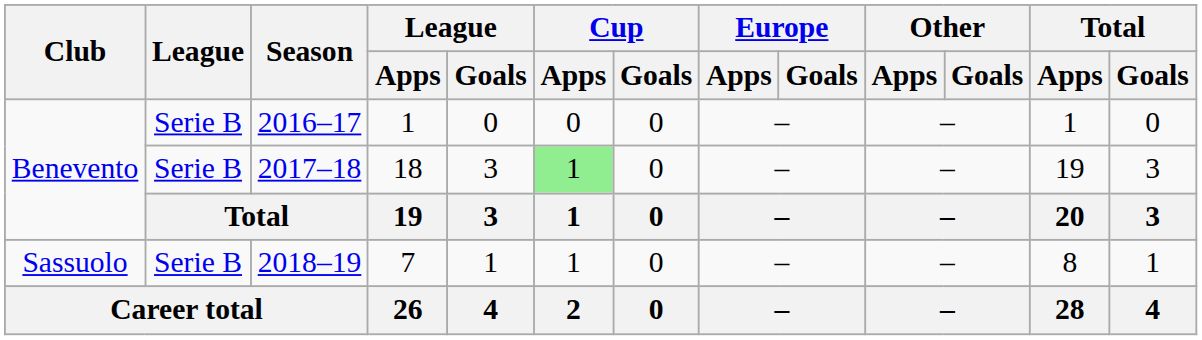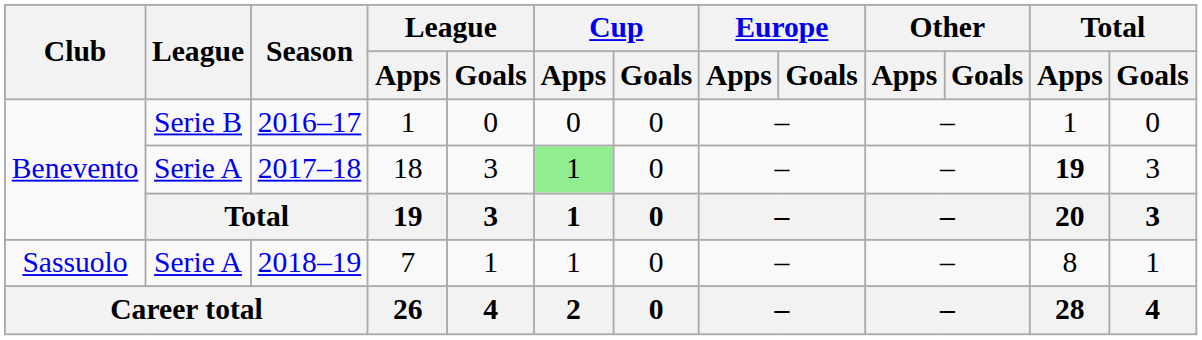(198, 168) Serie B -> (198, 168) Serie A
(1070, 168) normal -> (1070, 168) bold
(198, 262) Serie B -> (198, 262) Serie A
